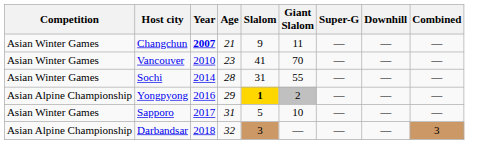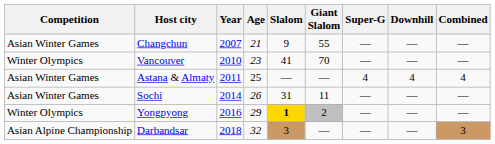(204, 43) bold -> (231, 43) normal
(298, 43) 11 -> (324, 43) 55
(53, 60) Asian Winter Games -> (45, 60) Winter Olympics
+ row: (176, 78)
(230, 78) 28 -> (256, 95) 26
(298, 78) 55 -> (324, 95) 11
(69, 95) Asian Alpine Championship -> (45, 113) Winter Olympics
- row: (155, 113)
